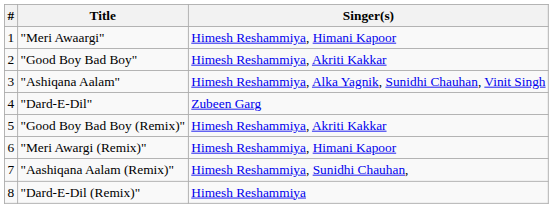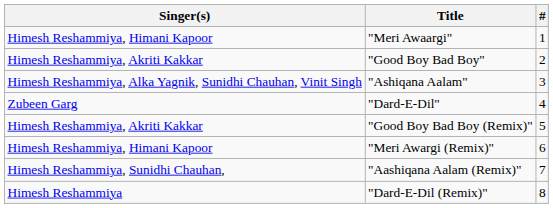columns swapped: (11, 15) <-> (368, 15)
